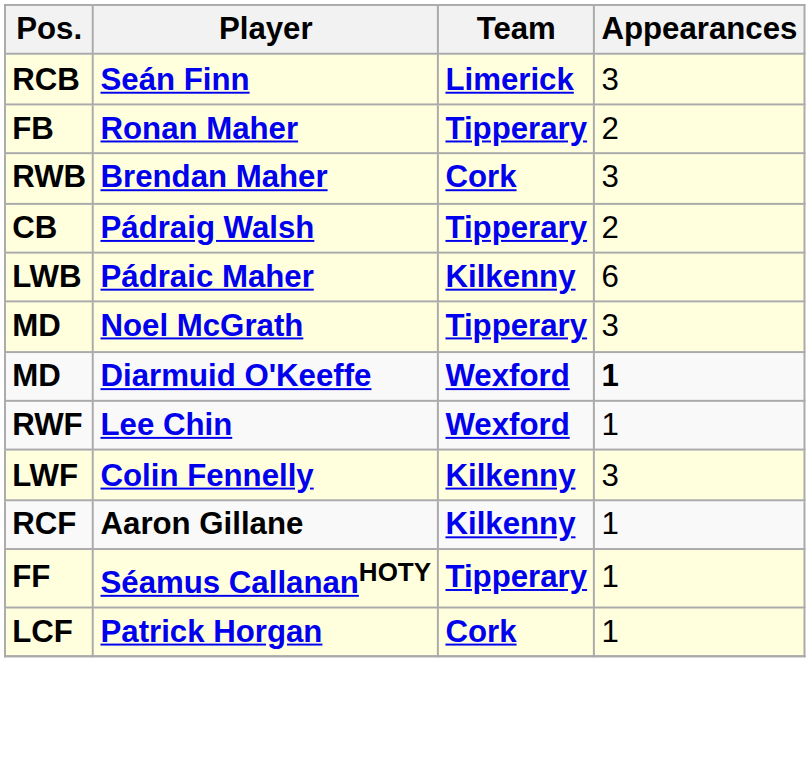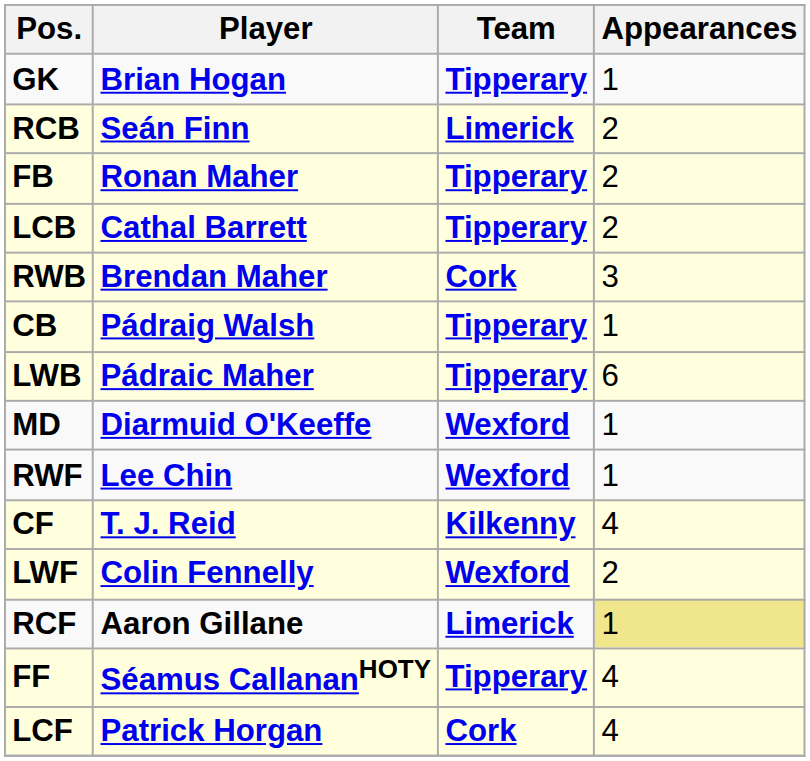+ row: (193, 78)
(610, 78) 3 -> (610, 128) 2
+ row: (204, 227)
(610, 227) 2 -> (610, 326) 1
(510, 276) Kilkenny -> (516, 375) Tipperary
- row: (202, 326)
(610, 375) bold -> (610, 425) normal
+ row: (168, 524)
(510, 474) Kilkenny -> (508, 573) Wexford
(610, 474) 3 -> (610, 573) 2
(510, 524) Kilkenny -> (510, 623) Limerick
(610, 524) no background -> (610, 623) khaki background
(610, 577) 1 -> (610, 676) 4
(610, 631) 1 -> (610, 730) 4
